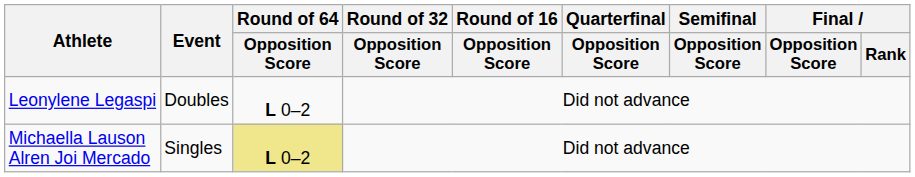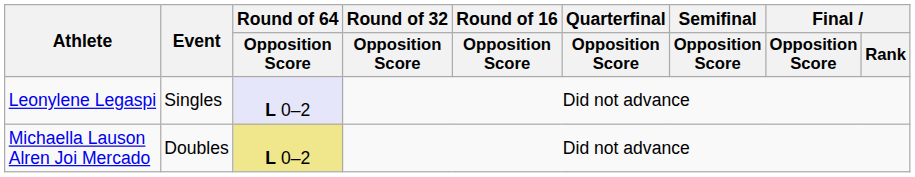(197, 101) Doubles -> (193, 101) Singles
(288, 111) no background -> (288, 111) lavender background
(193, 148) Singles -> (197, 148) Doubles
